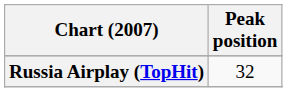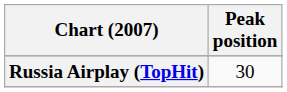(245, 71) 32 -> (245, 71) 30
